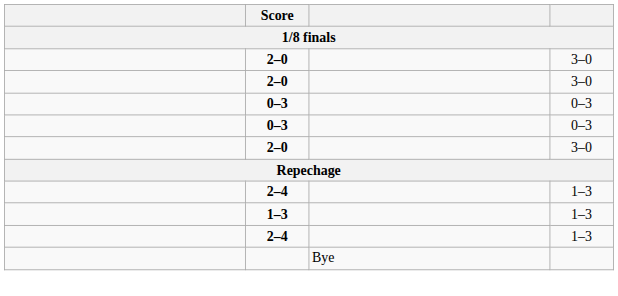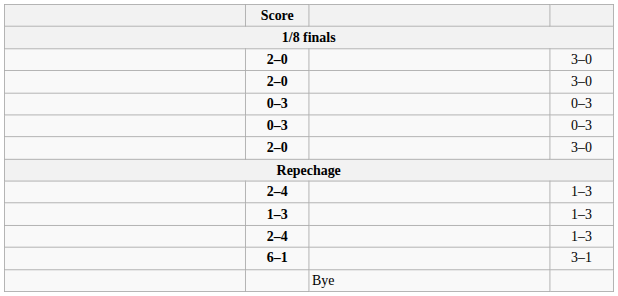+ row: (277, 258)
